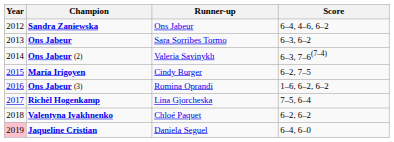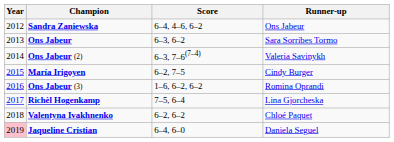columns swapped: (215, 12) <-> (334, 12)
